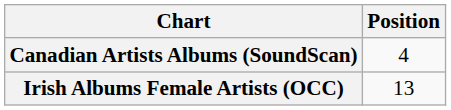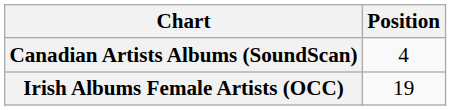(404, 88) 13 -> (404, 88) 19
